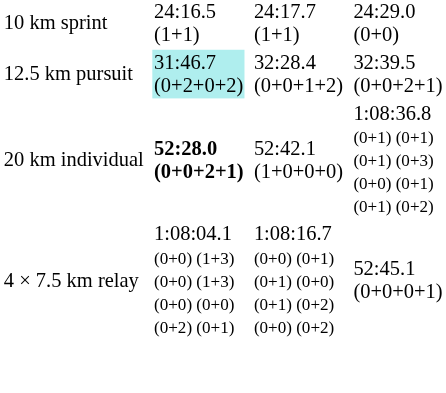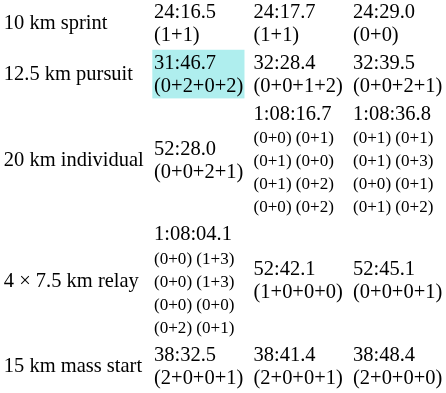(199, 159) bold -> (199, 159) normal
(299, 159) 52:42.1 (1+0+0+0) -> (294, 159) 1:08:16.7 (0+0) (0+1) (0+1) (0+0) (0+1) (0+2) (0+0) (0+2)
(294, 280) 1:08:16.7 (0+0) (0+1) (0+1) (0+0) (0+1) (0+2) (0+0) (0+2) -> (298, 280) 52:42.1 (1+0+0+0)
+ row: (73, 365)
